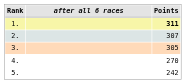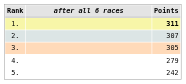(172, 60) 270 -> (172, 60) 279
